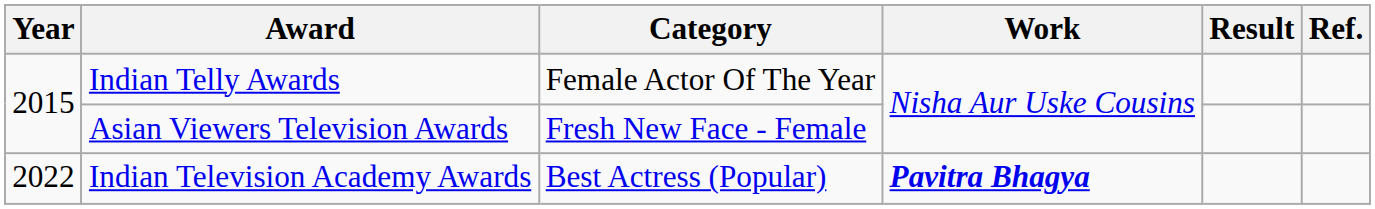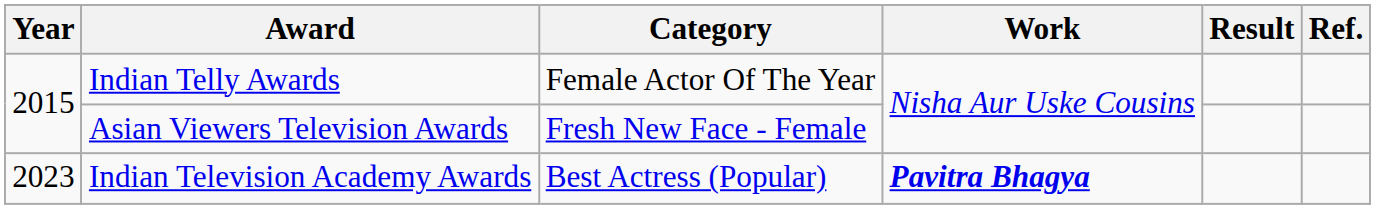(43, 177) 2022 -> (43, 177) 2023
